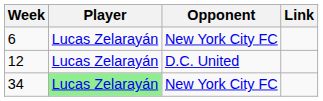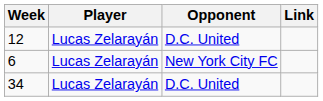rows swapped: (12, 38) <-> (16, 61)
(105, 84) lightgreen background -> (105, 84) no background
(221, 84) New York City FC -> (202, 84) D.C. United
